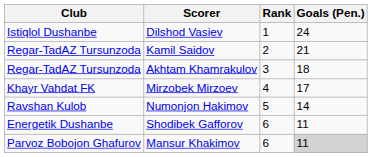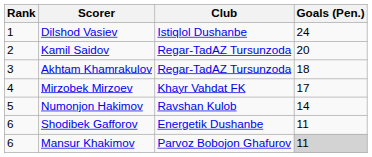columns swapped: (277, 13) <-> (74, 13)
(303, 50) 21 -> (303, 50) 20
